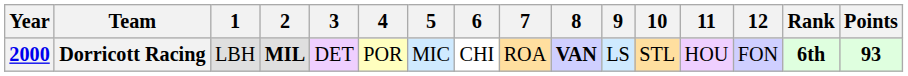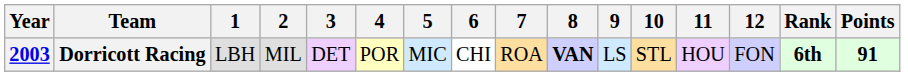(30, 54) 2000 -> (30, 54) 2003
(285, 54) bold -> (283, 54) normal
(871, 54) 93 -> (868, 54) 91
